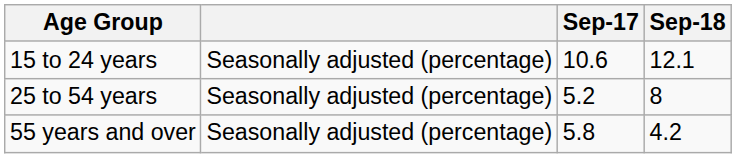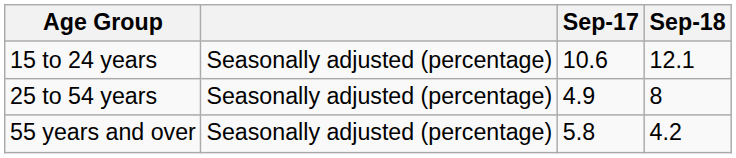(579, 96) 5.2 -> (579, 96) 4.9
